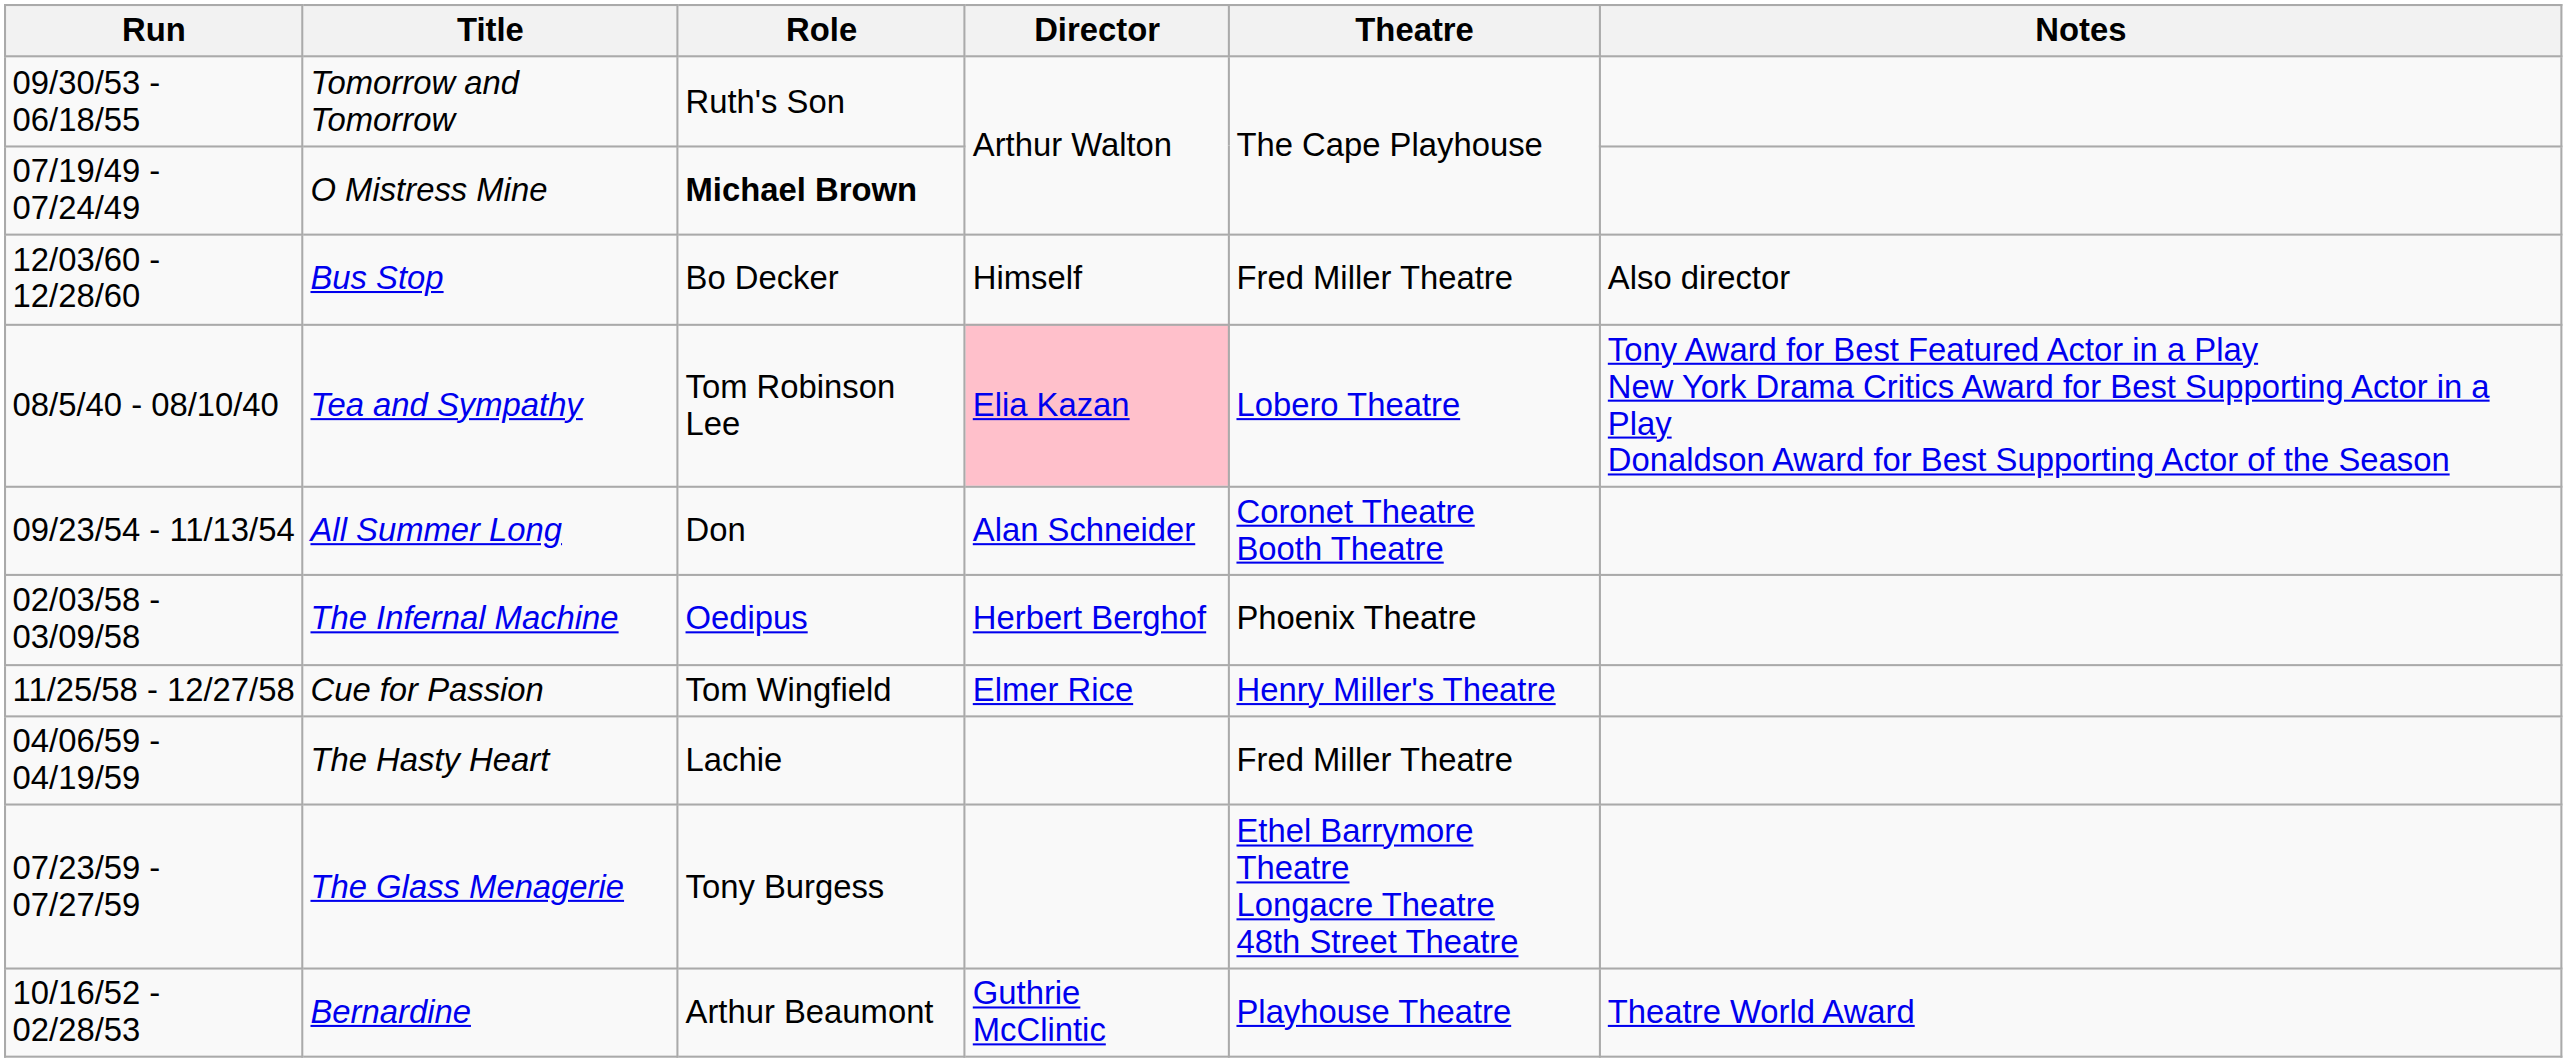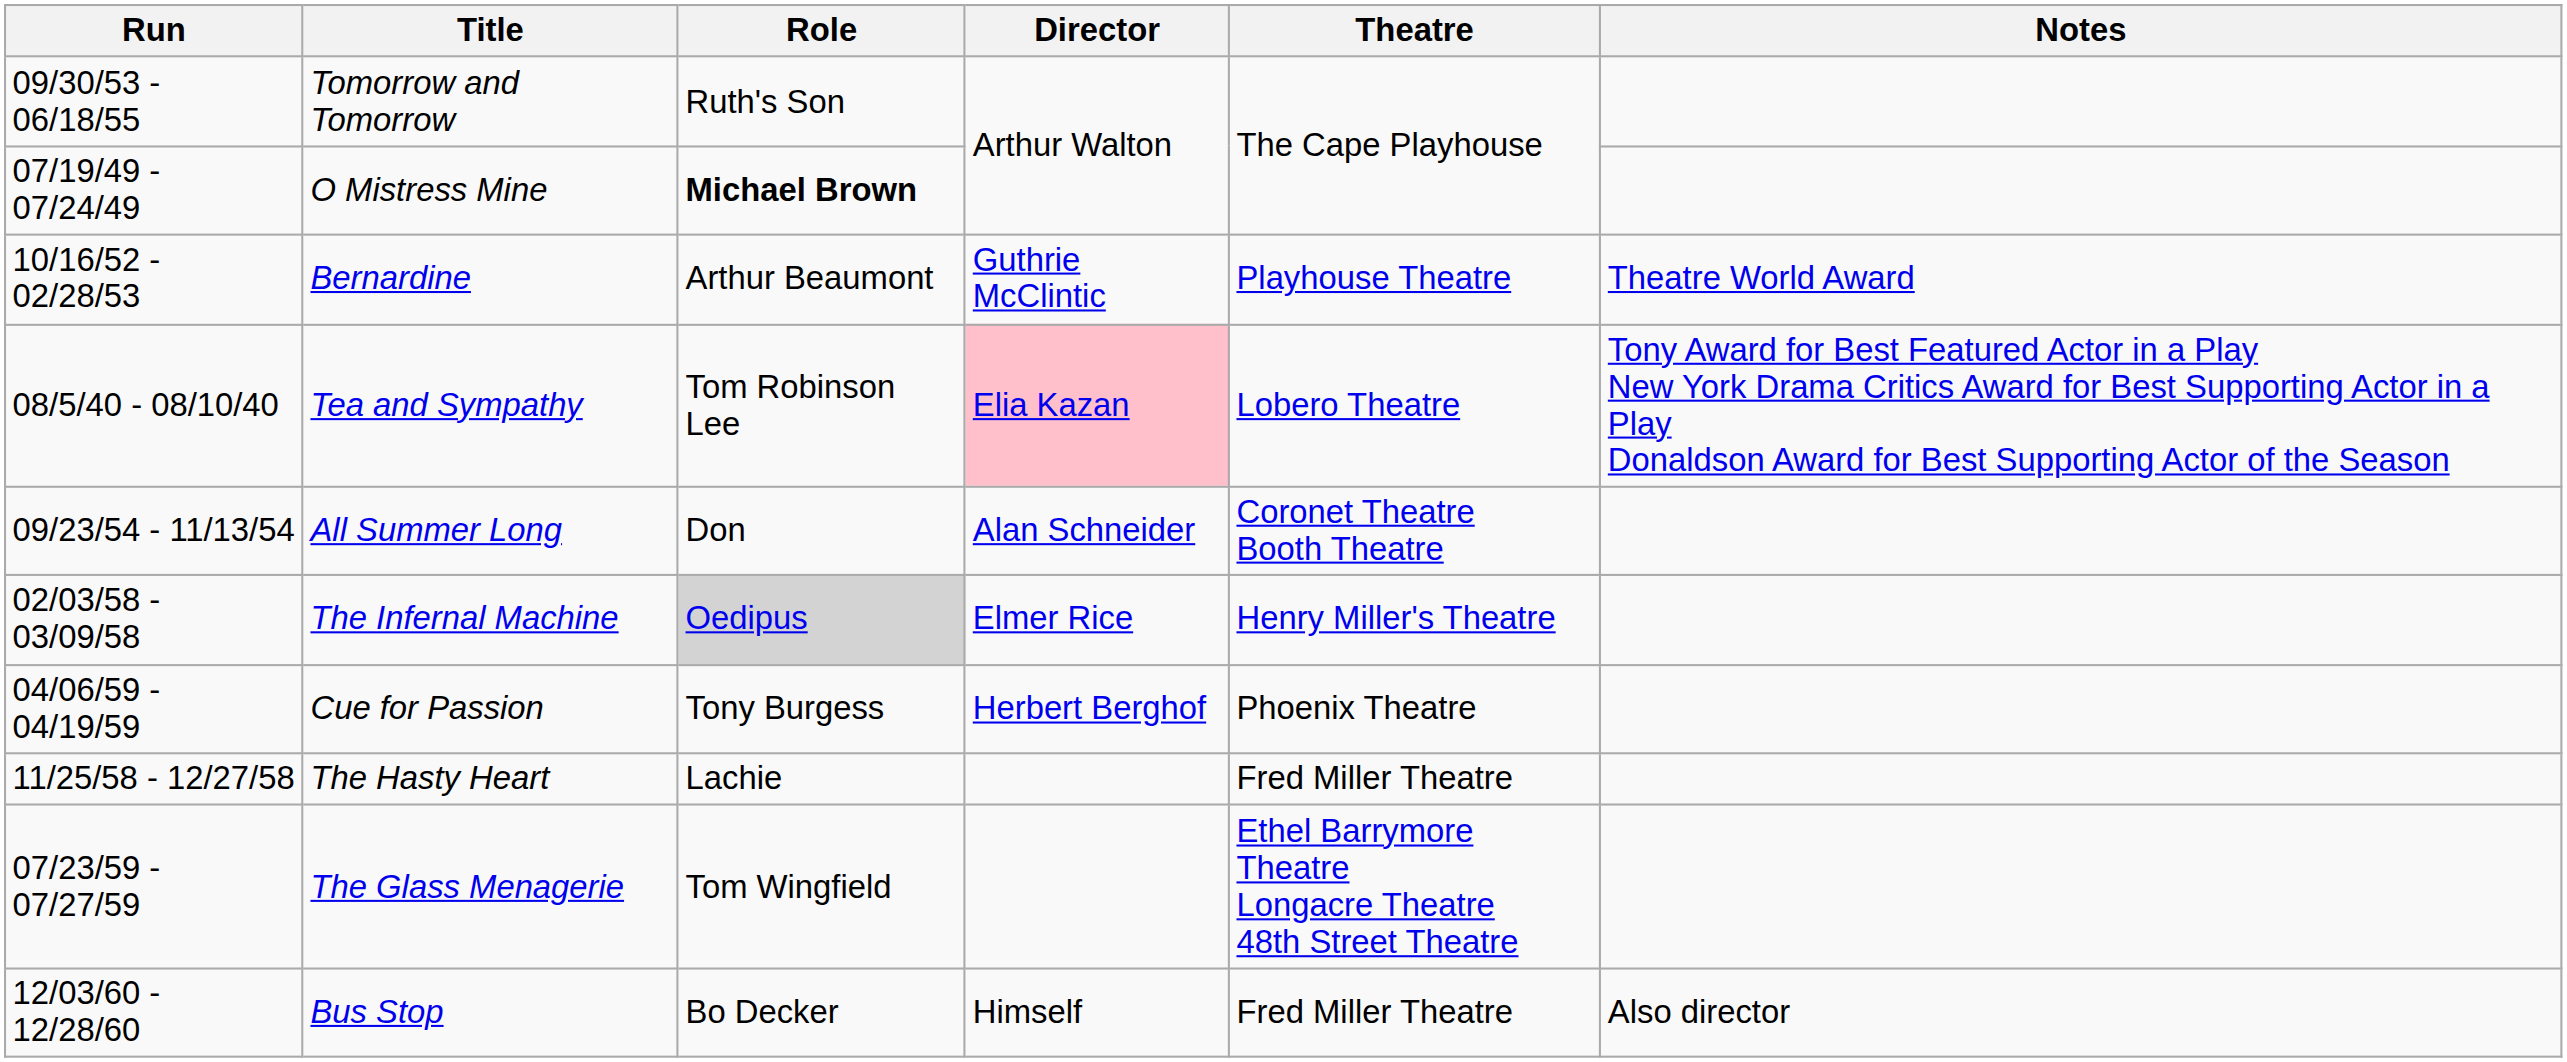rows swapped: (391, 1011) <-> (377, 278)
(747, 619) no background -> (747, 619) lightgrey background
(1089, 619) Herbert Berghof -> (1053, 619) Elmer Rice
(1357, 619) Phoenix Theatre -> (1396, 619) Henry Miller's Theatre
(154, 689) 11/25/58 - 12/27/58 -> (86, 708) 04/06/59 - 04/19/59
(789, 689) Tom Wingfield -> (785, 708) Tony Burgess
(1053, 689) Elmer Rice -> (1089, 708) Herbert Berghof
(1396, 689) Henry Miller's Theatre -> (1357, 708) Phoenix Theatre
(86, 760) 04/06/59 - 04/19/59 -> (154, 778) 11/25/58 - 12/27/58
(785, 886) Tony Burgess -> (789, 886) Tom Wingfield
